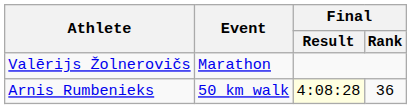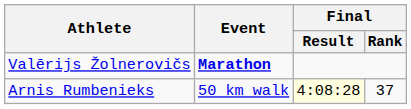(235, 65) normal -> (235, 65) bold
(385, 91) 36 -> (385, 91) 37
